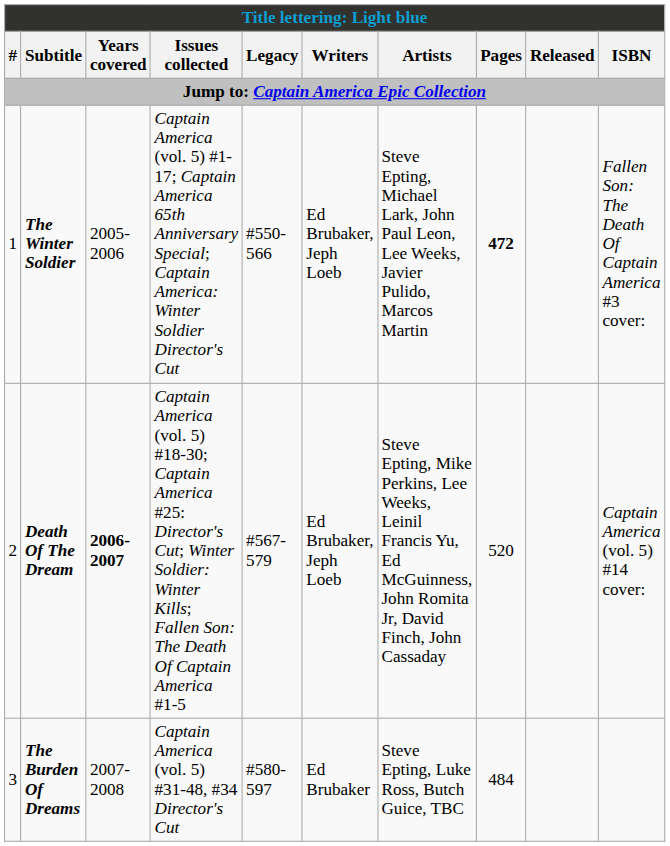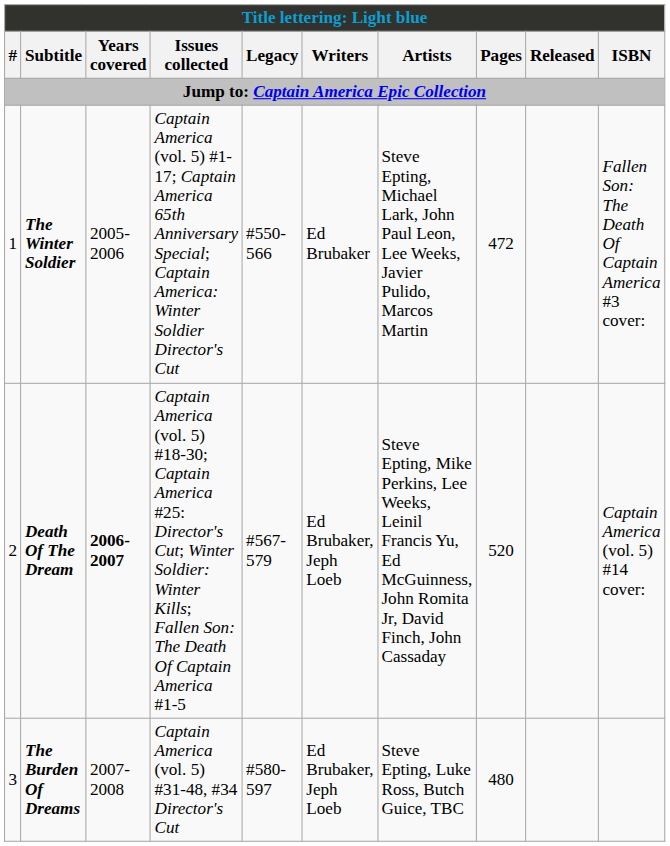(340, 243) Ed Brubaker, Jeph Loeb -> (338, 243) Ed Brubaker
(501, 243) bold -> (501, 243) normal
(338, 779) Ed Brubaker -> (340, 779) Ed Brubaker, Jeph Loeb
(501, 779) 484 -> (501, 779) 480
